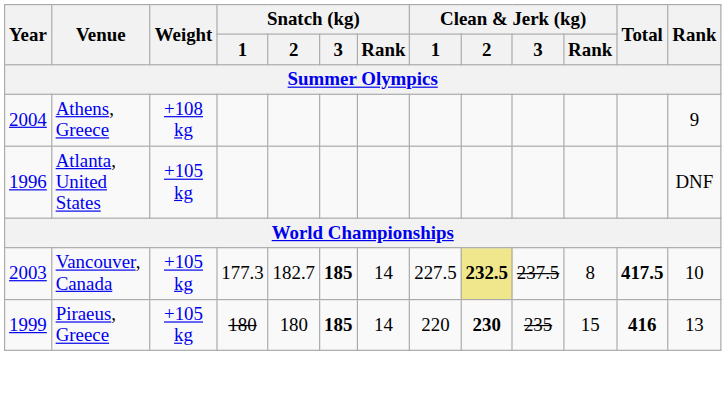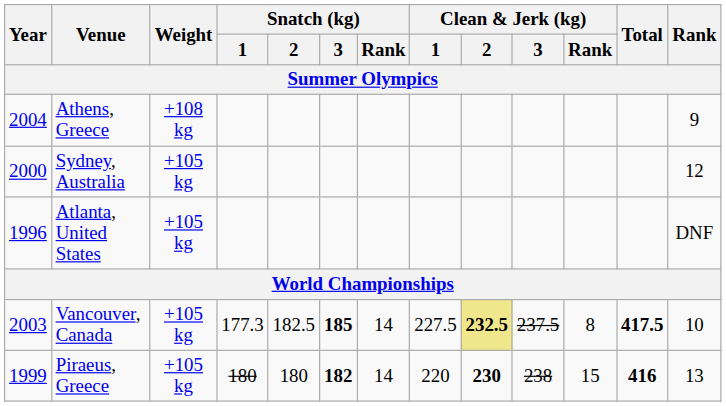+ row: (90, 171)
(294, 273) 182.7 -> (294, 324) 182.5
(338, 324) 185 -> (338, 375) 182
(538, 324) 235 -> (538, 375) 238
